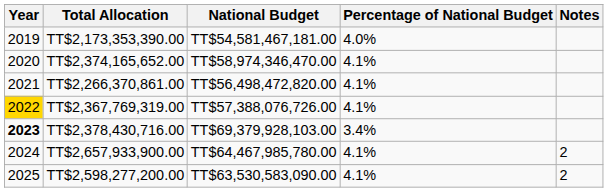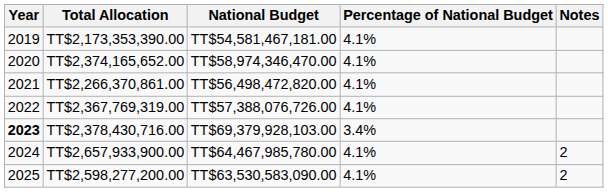(360, 38) 4.0% -> (360, 38) 4.1%
(24, 107) gold background -> (24, 107) no background
